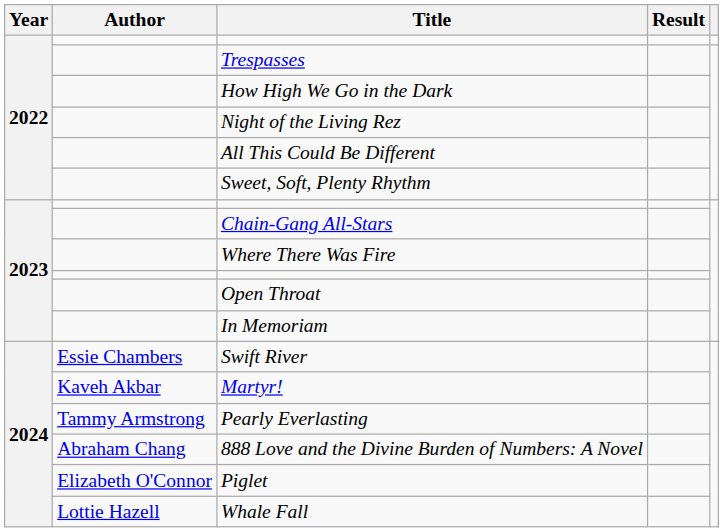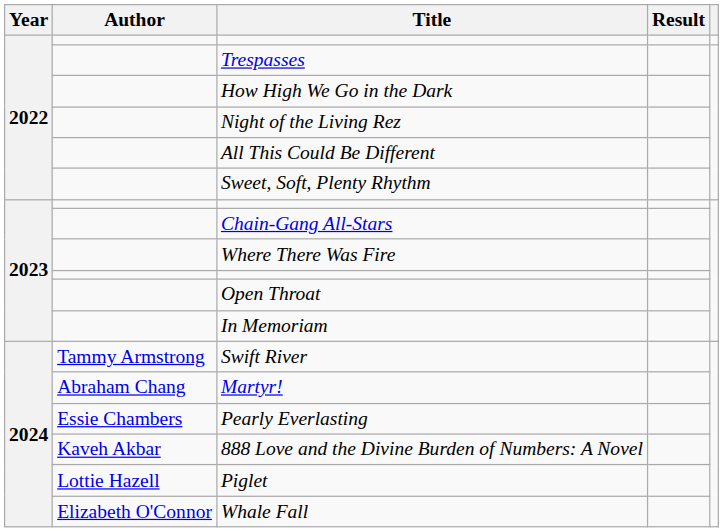(120, 356) Essie Chambers -> (131, 356) Tammy Armstrong
(109, 387) Kaveh Akbar -> (121, 387) Abraham Chang
(131, 418) Tammy Armstrong -> (120, 418) Essie Chambers
(121, 449) Abraham Chang -> (109, 449) Kaveh Akbar
(135, 480) Elizabeth O'Connor -> (108, 480) Lottie Hazell
(108, 511) Lottie Hazell -> (135, 511) Elizabeth O'Connor
